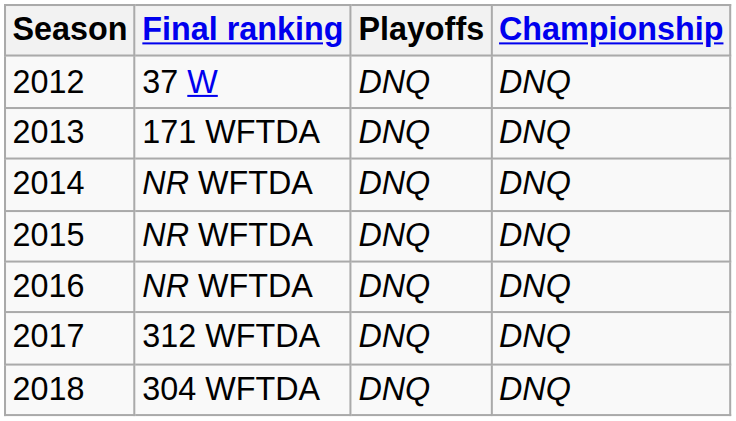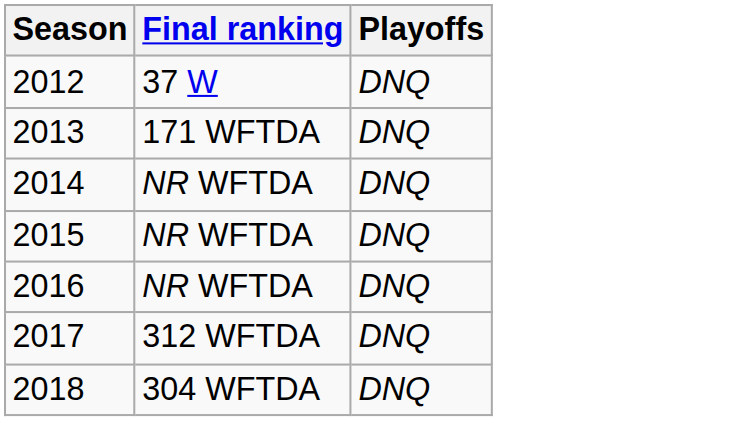- column: (611, 30)
